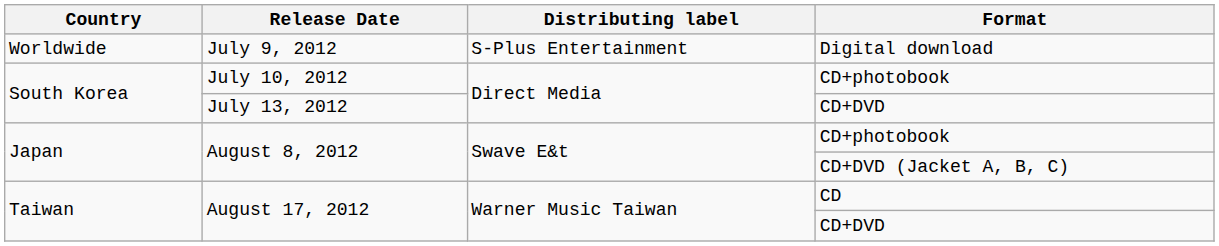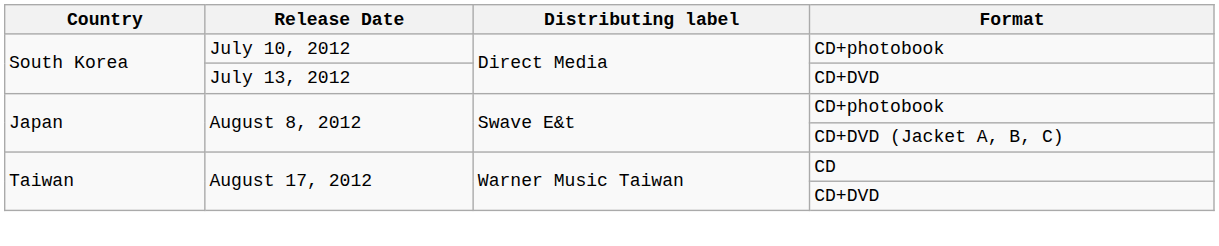- row: (272, 49)
